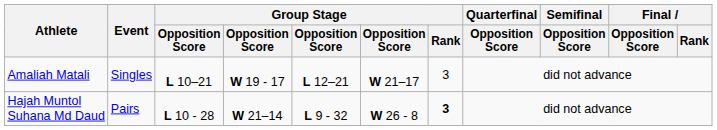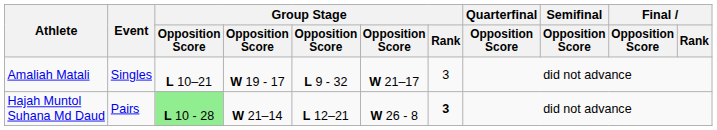(326, 81) L 12–21 -> (326, 81) L 9 - 32
(189, 116) no background -> (189, 116) lightgreen background
(326, 116) L 9 - 32 -> (326, 116) L 12–21
